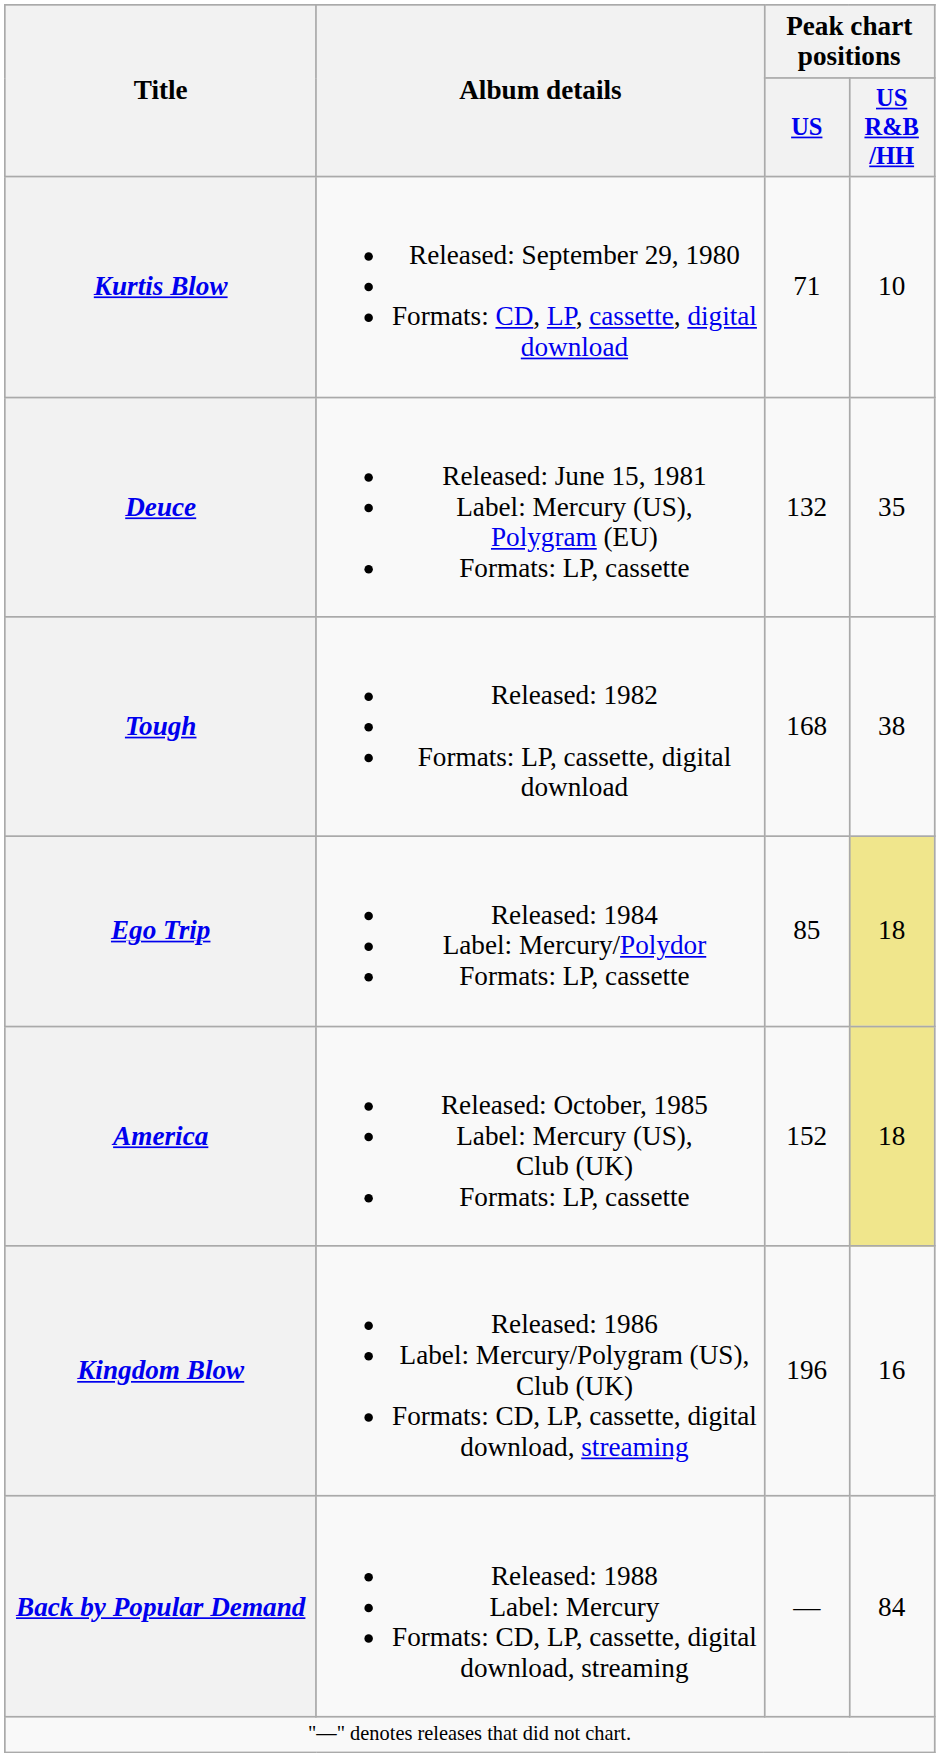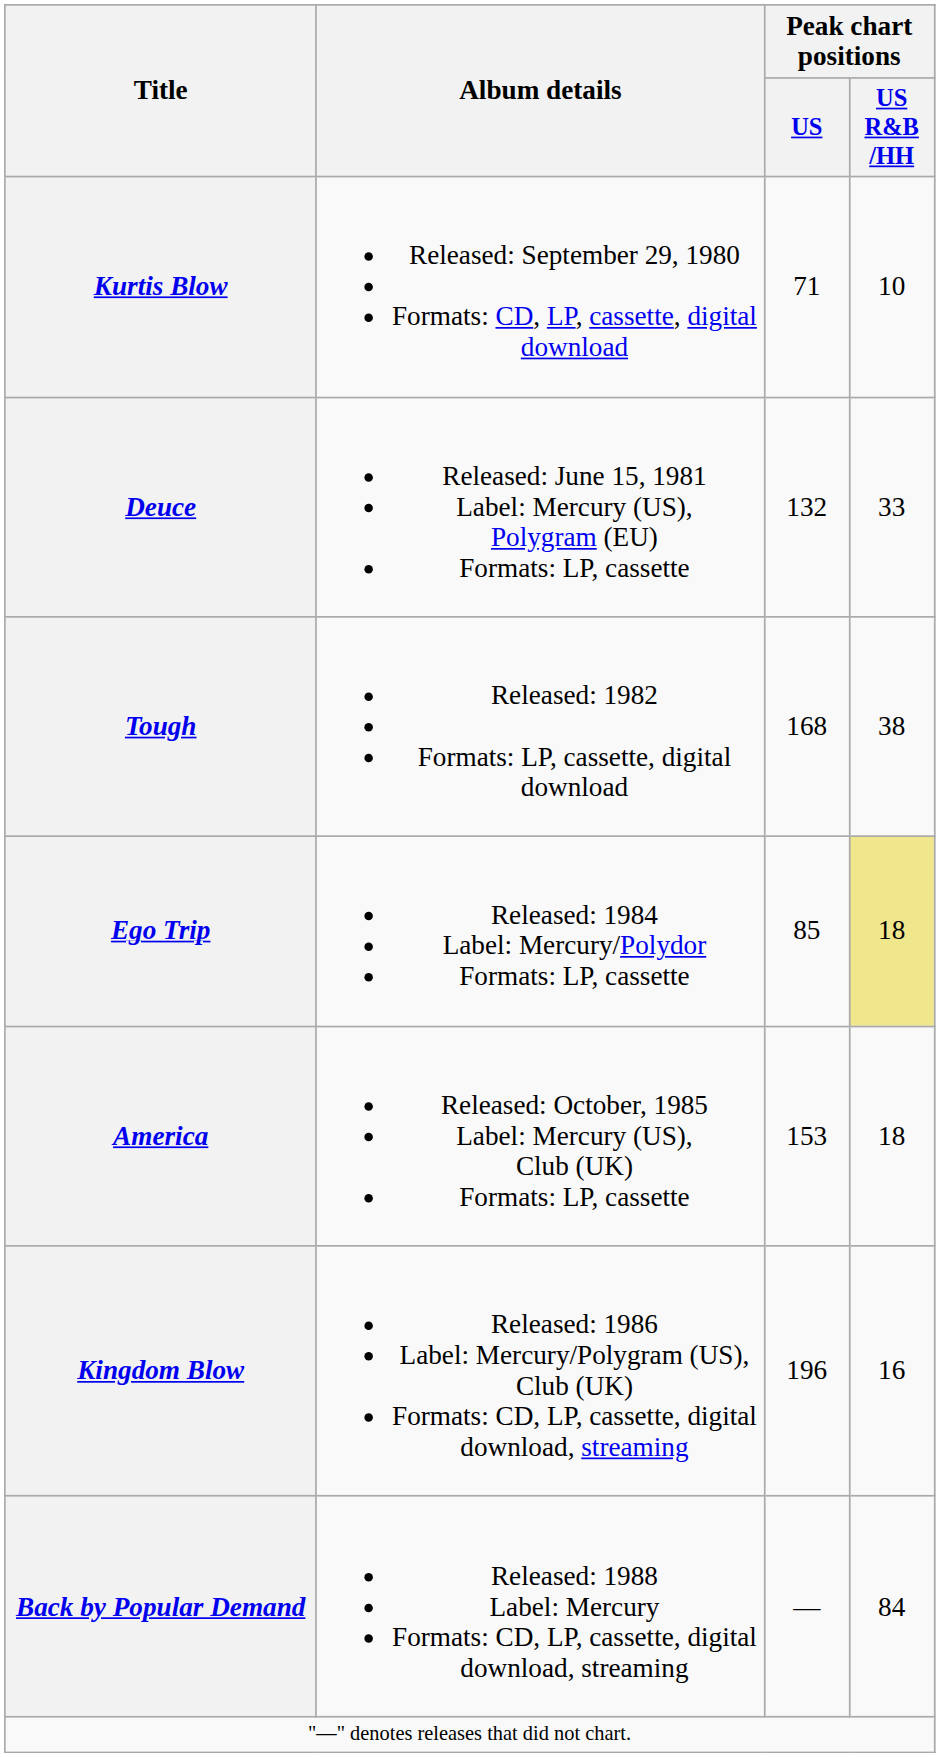(892, 506) 35 -> (892, 506) 33
(807, 1135) 152 -> (807, 1135) 153
(892, 1135) khaki background -> (892, 1135) no background
